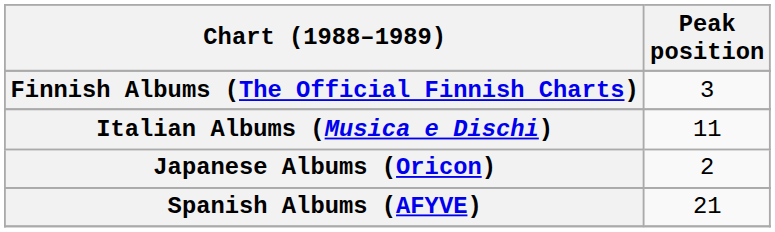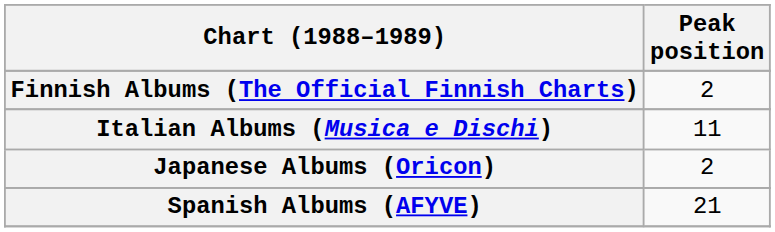(707, 91) 3 -> (707, 91) 2
